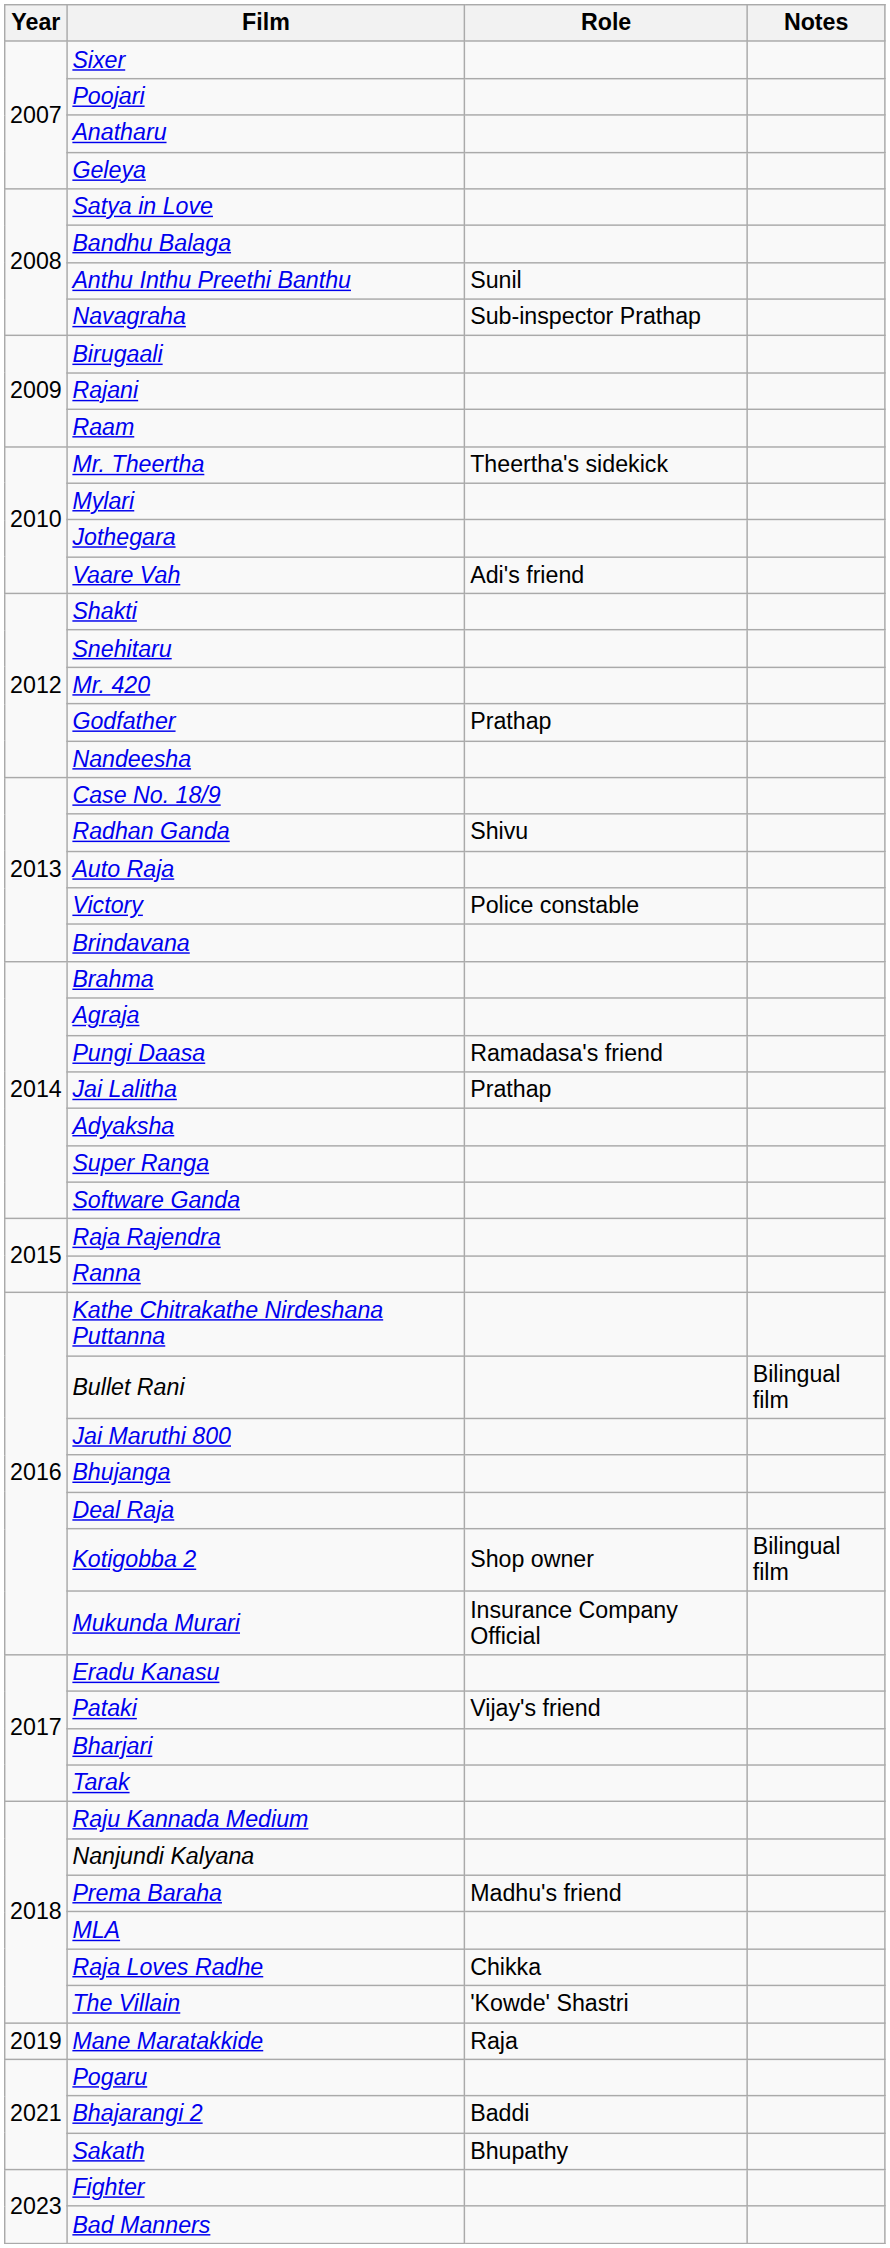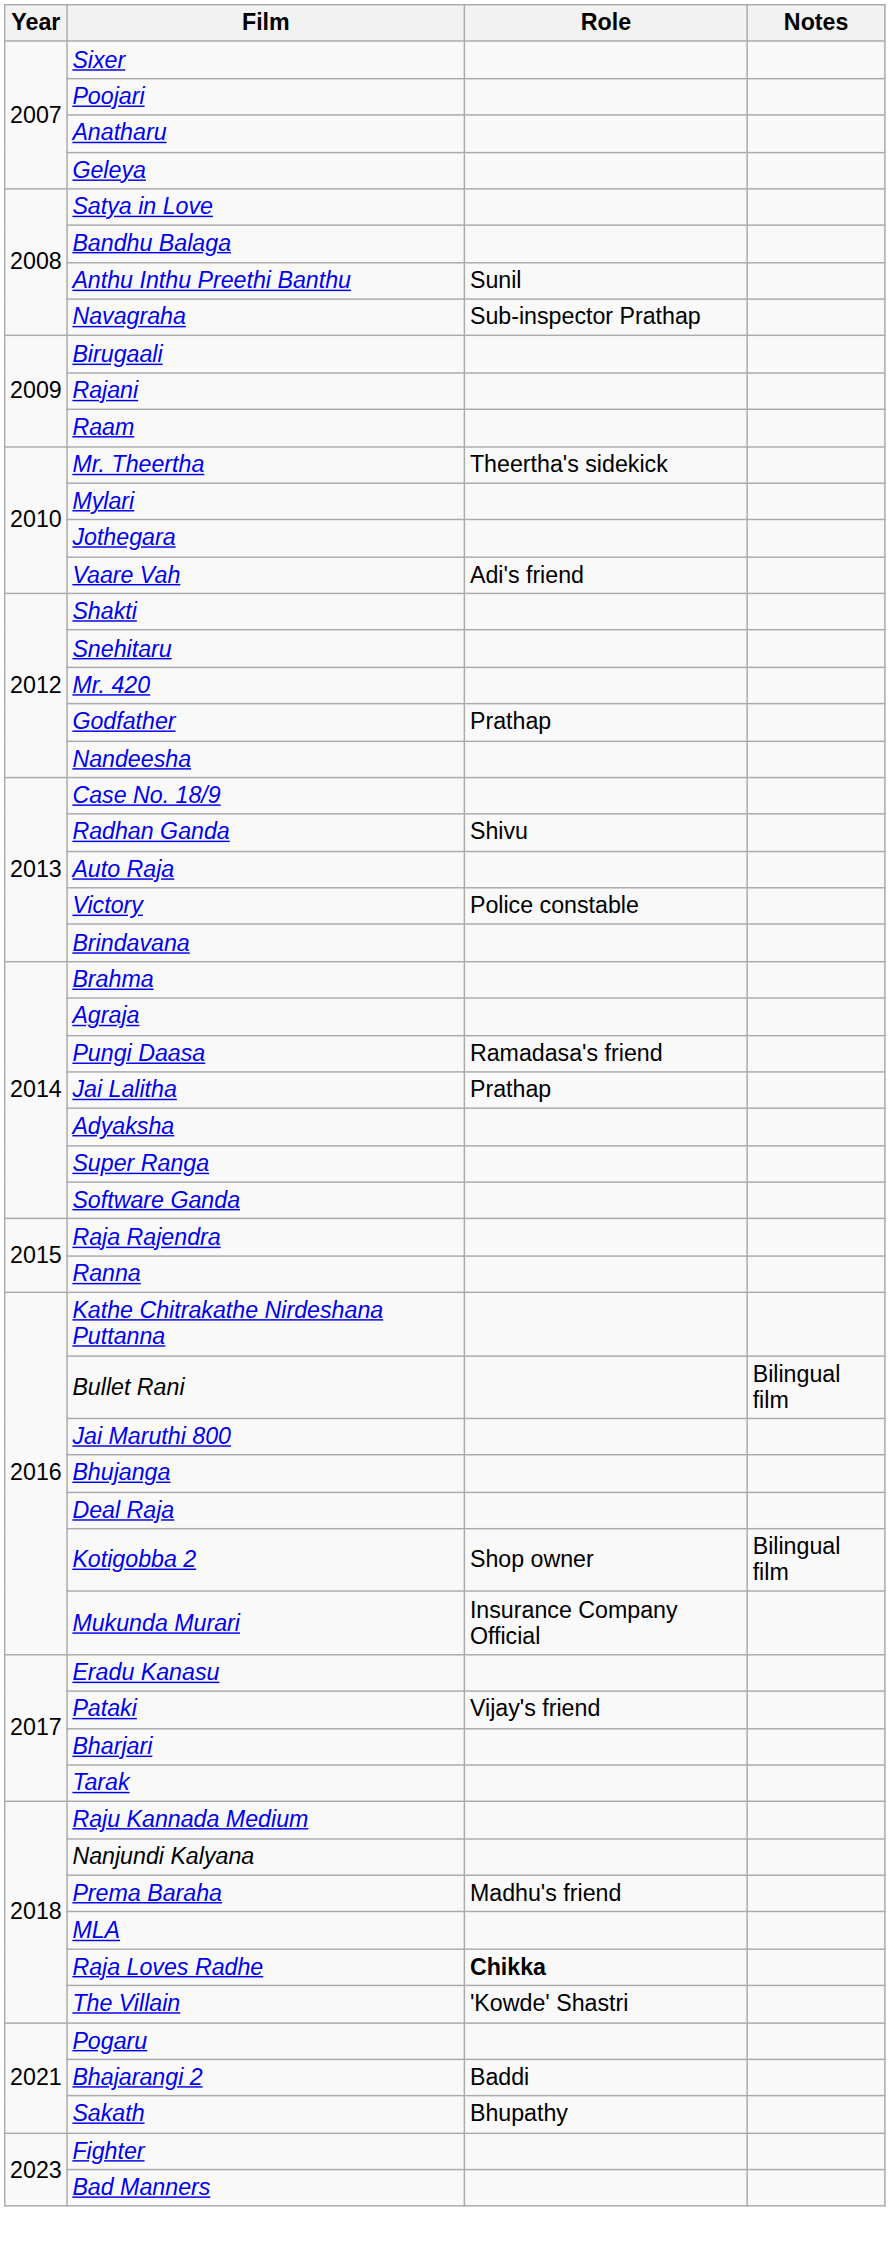(506, 1966) normal -> (508, 1966) bold
- row: (168, 2040)
